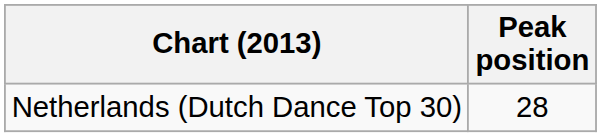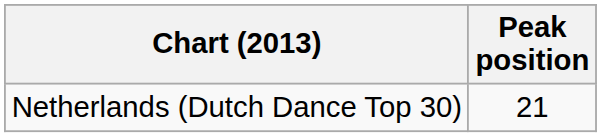(532, 107) 28 -> (532, 107) 21
